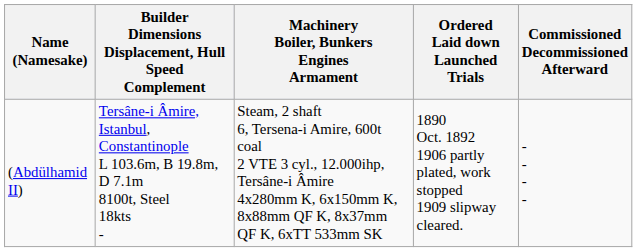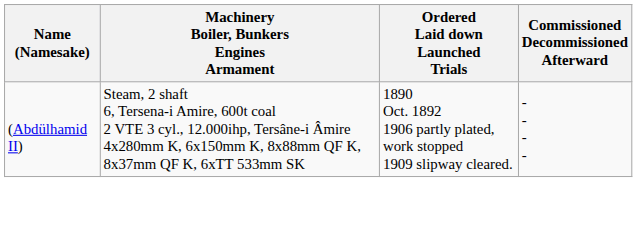- column: (165, 52)
